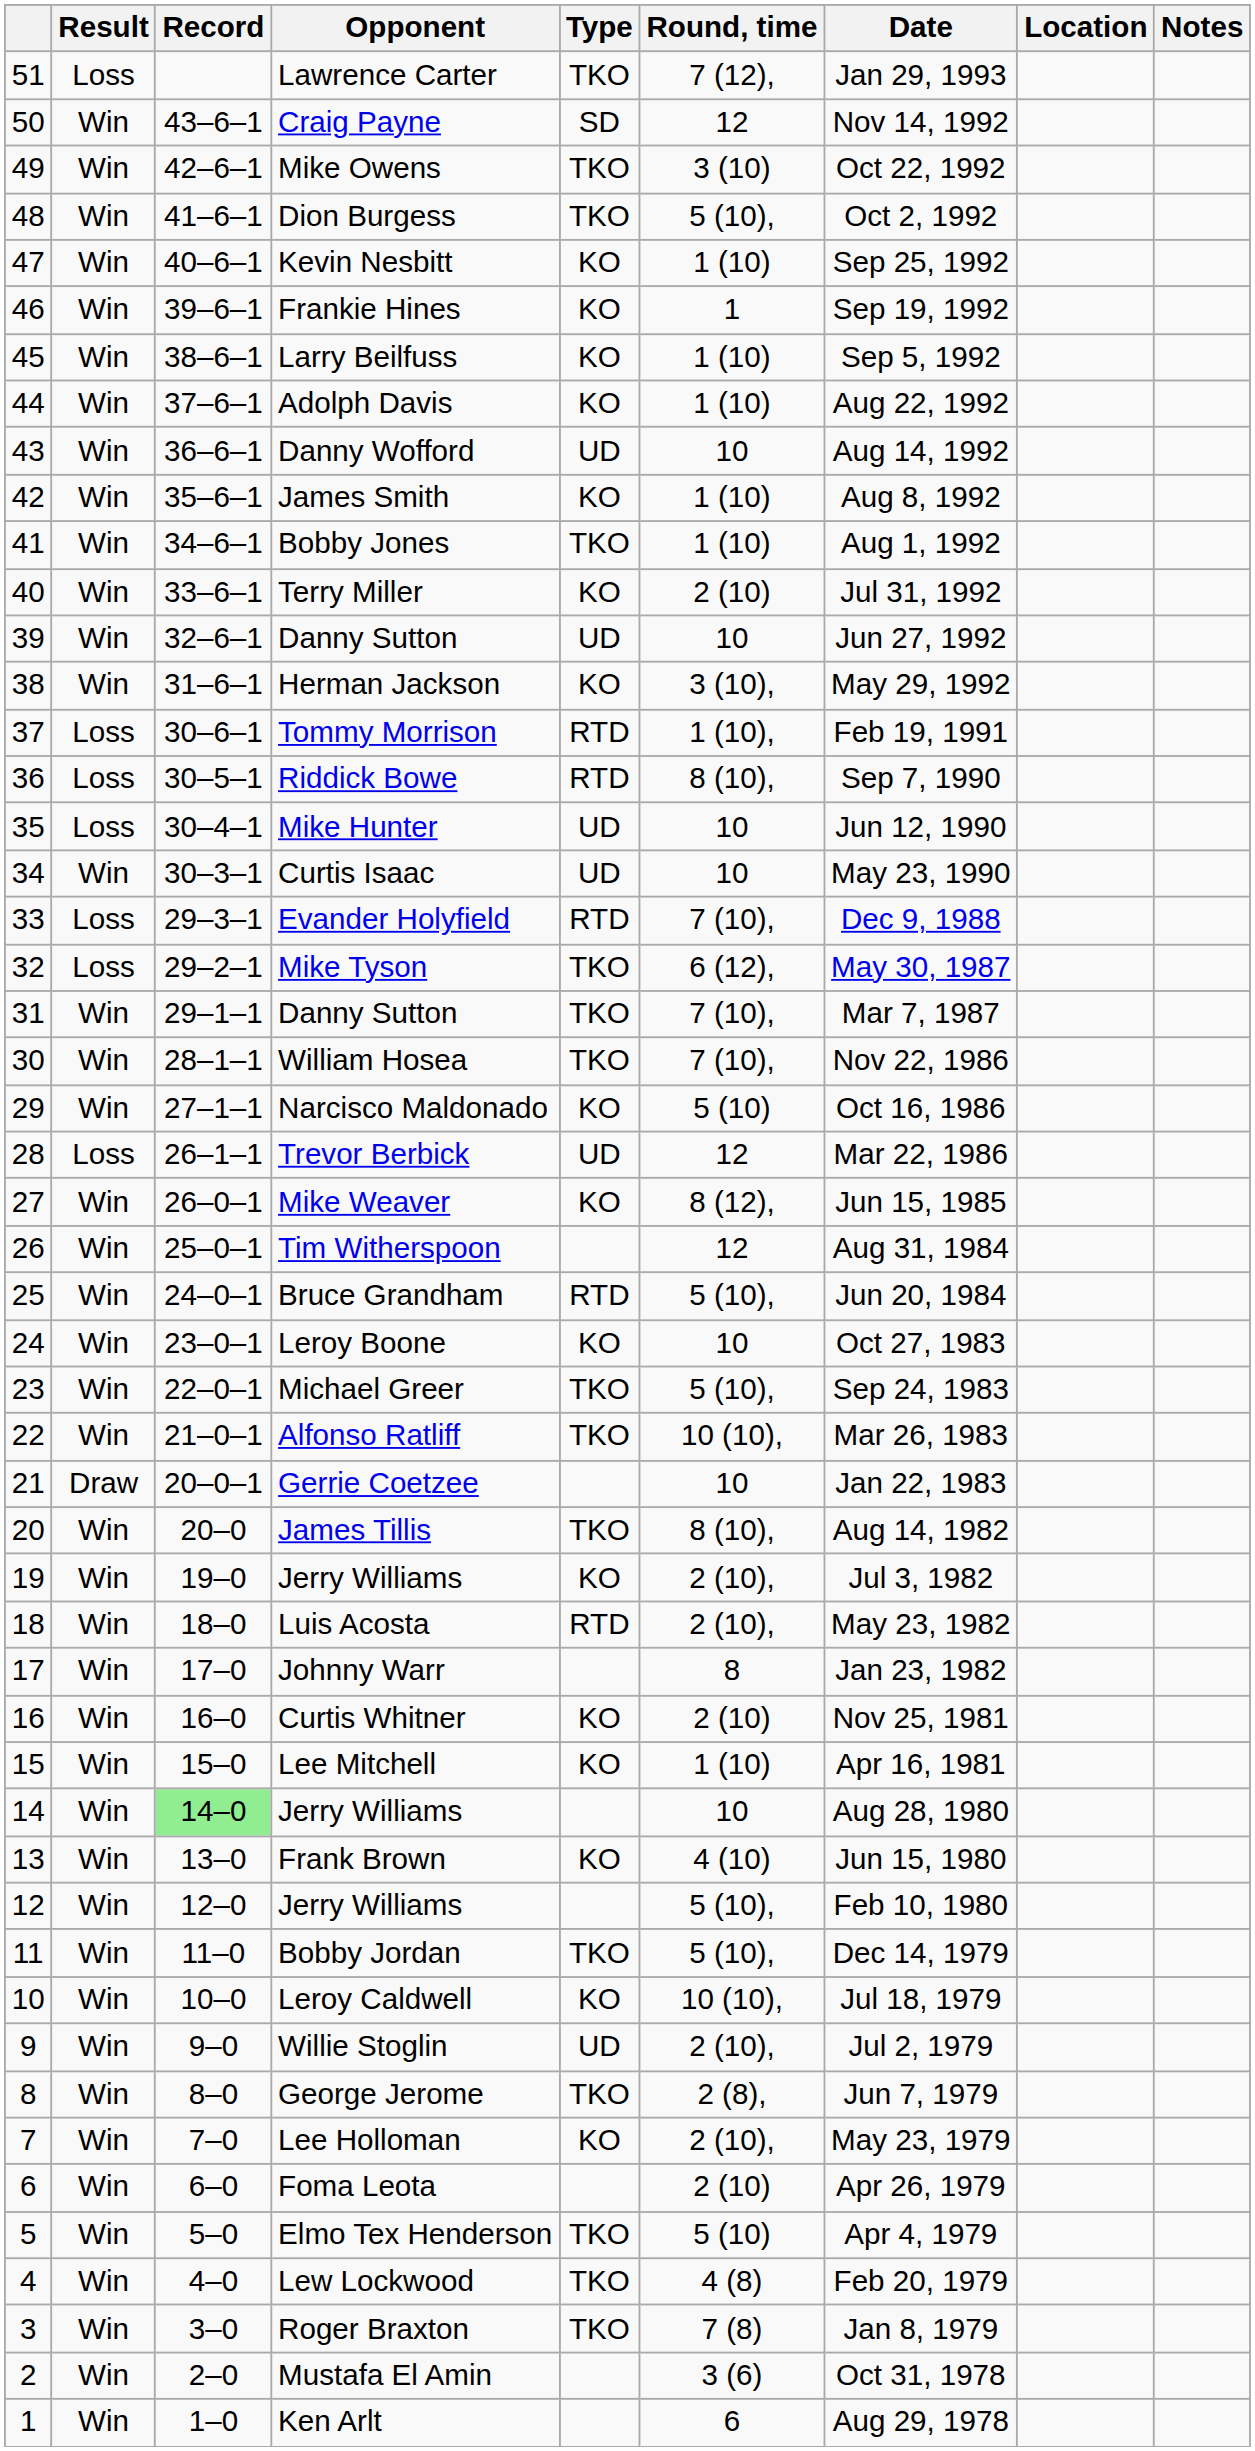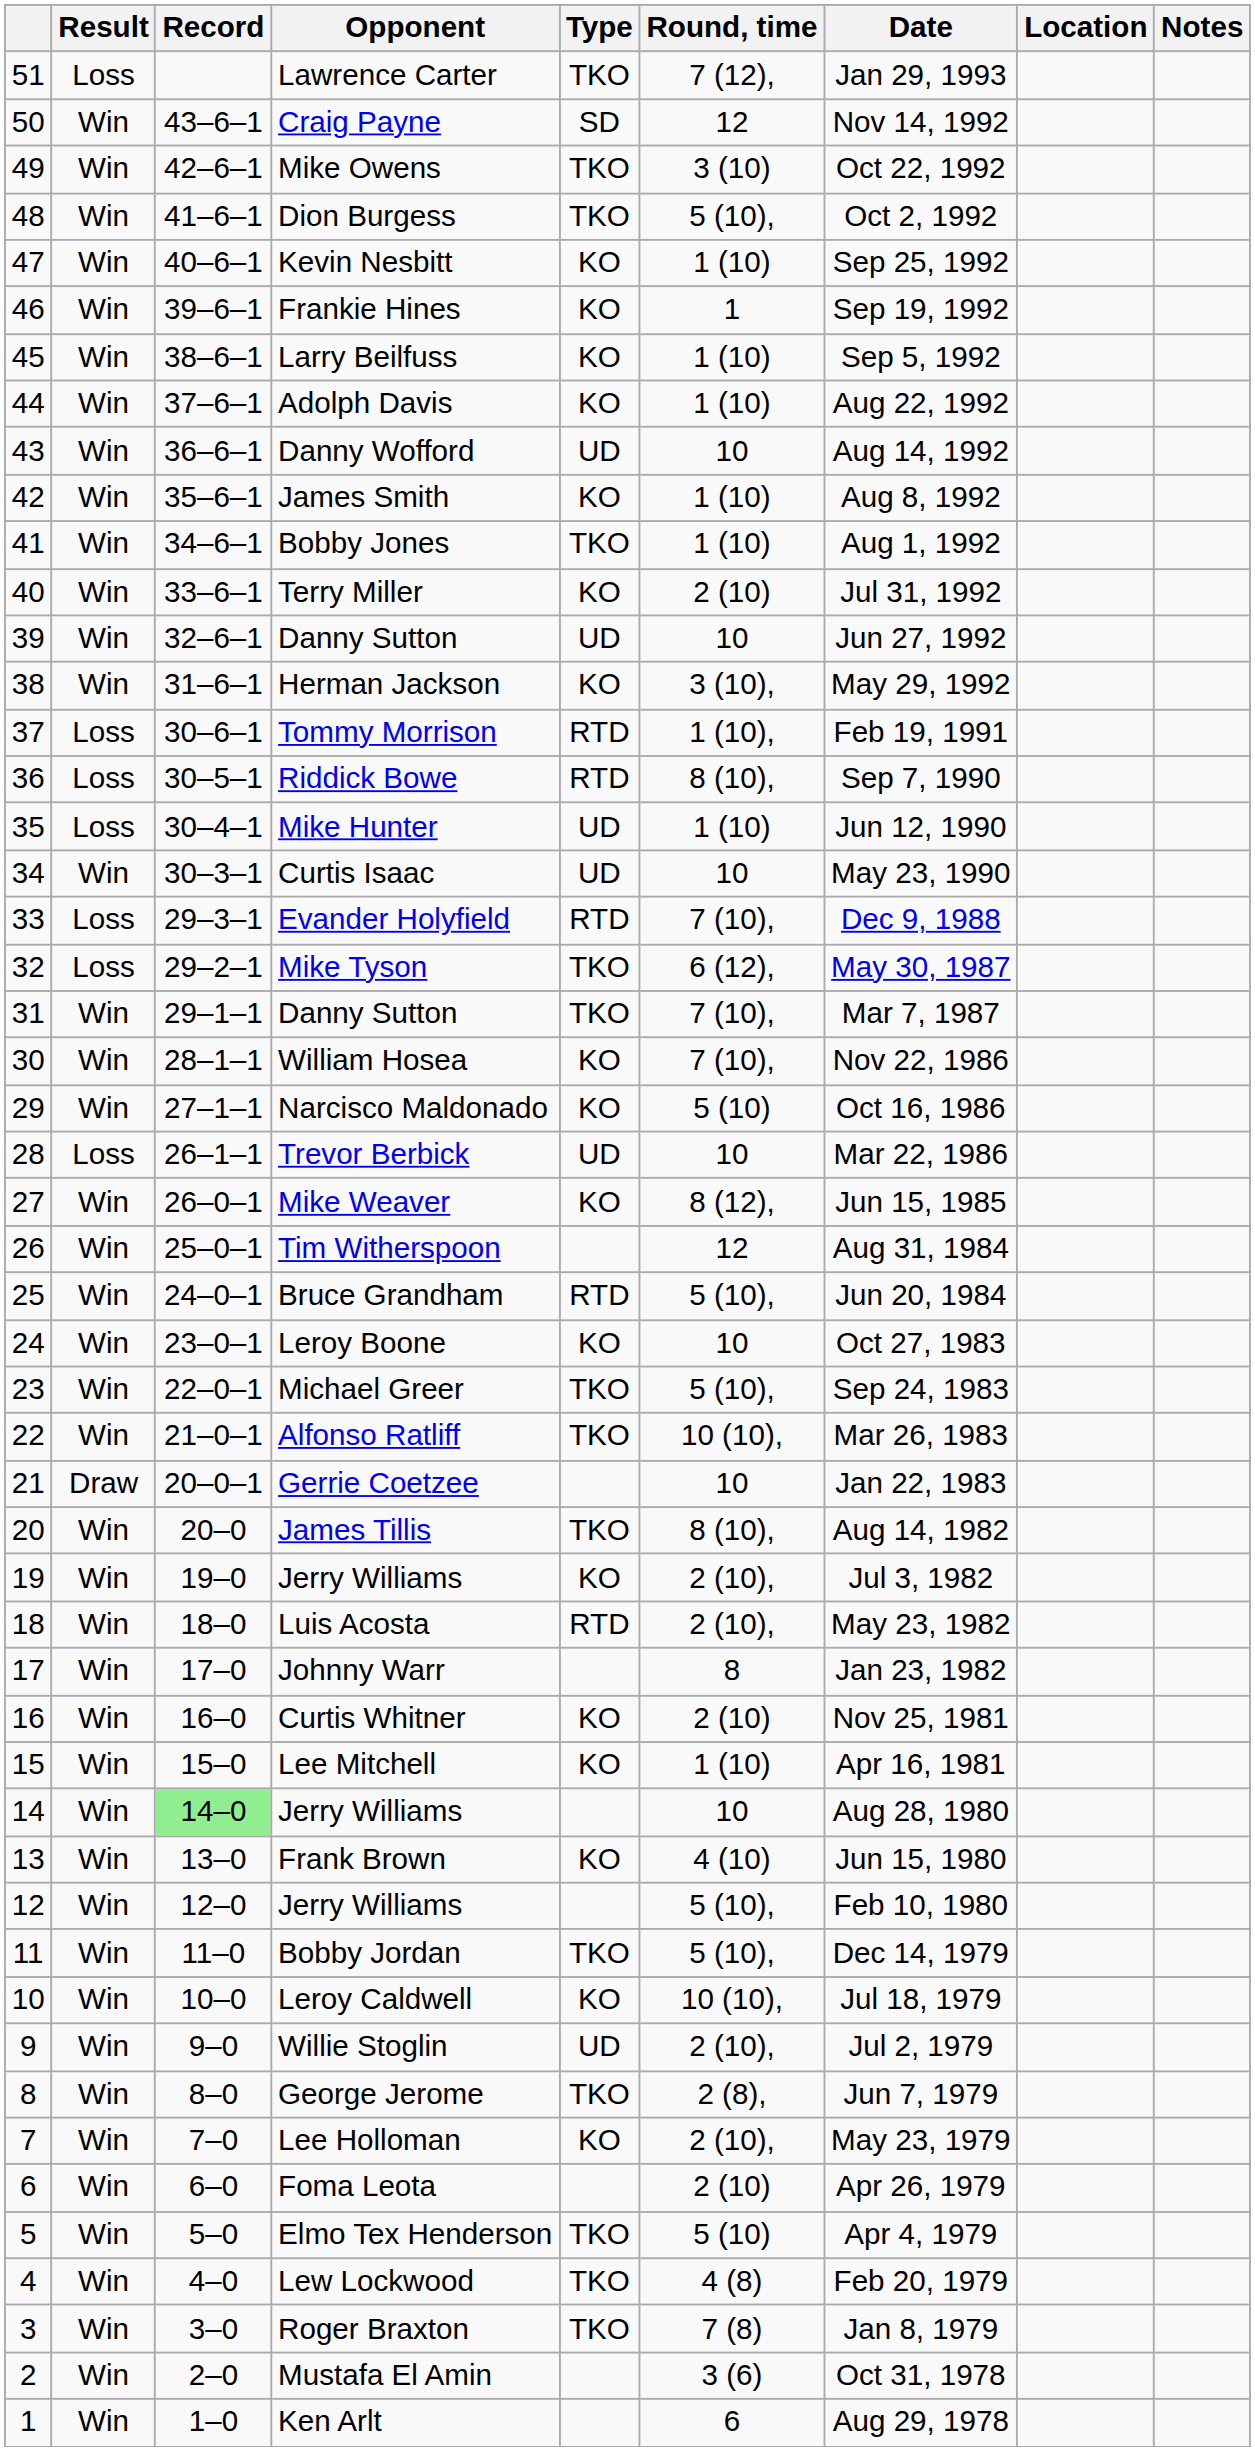(732, 826) 10 -> (732, 826) 1 (10)
(599, 1060) TKO -> (599, 1060) KO
(732, 1154) 12 -> (732, 1154) 10
